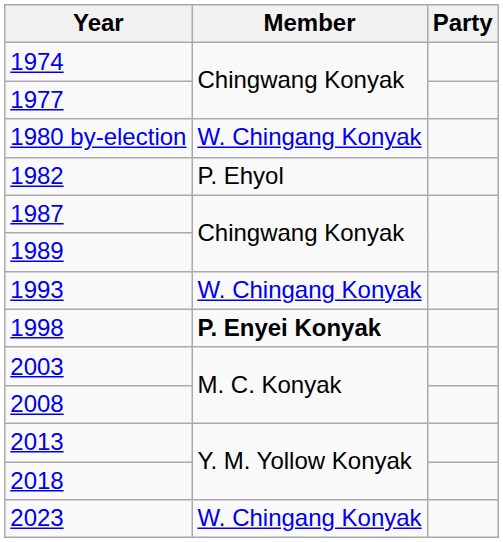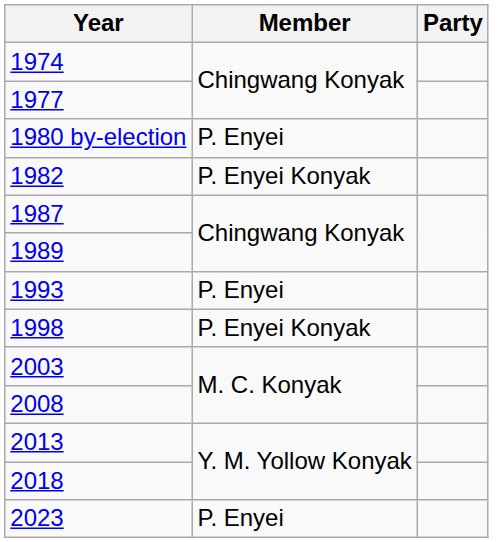(310, 137) W. Chingang Konyak -> (241, 137) P. Enyei
(241, 175) P. Ehyol -> (284, 175) P. Enyei Konyak
(310, 289) W. Chingang Konyak -> (241, 289) P. Enyei
(289, 328) bold -> (284, 328) normal
(310, 518) W. Chingang Konyak -> (241, 518) P. Enyei
